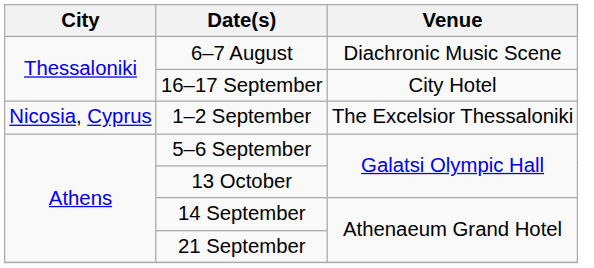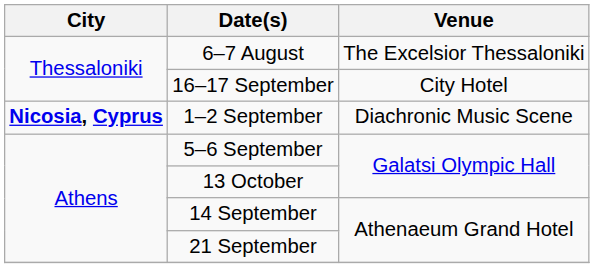(453, 52) Diachronic Music Scene -> (464, 52) The Excelsior Thessaloniki
(80, 117) normal -> (86, 117) bold
(453, 117) The Excelsior Thessaloniki -> (464, 117) Diachronic Music Scene
